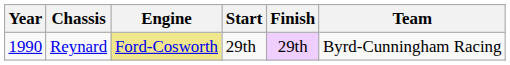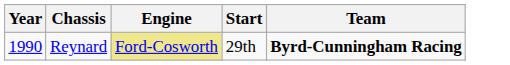- column: (293, 18)
(412, 46) normal -> (366, 46) bold
